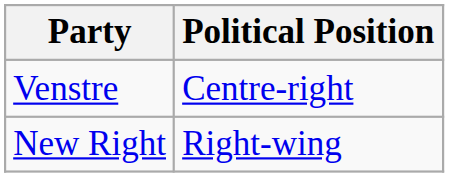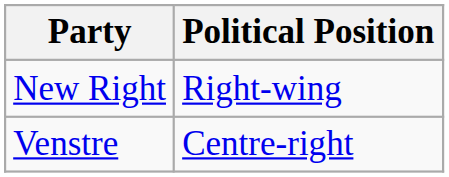rows swapped: (90, 143) <-> (66, 87)
